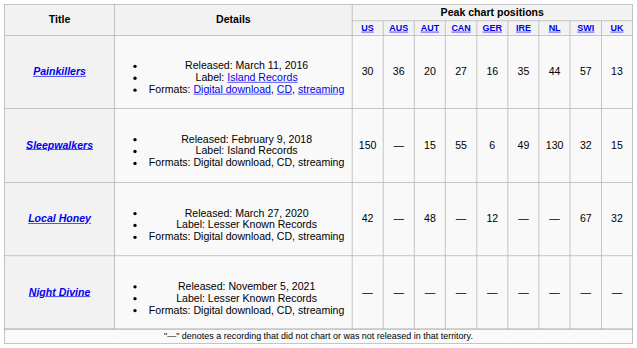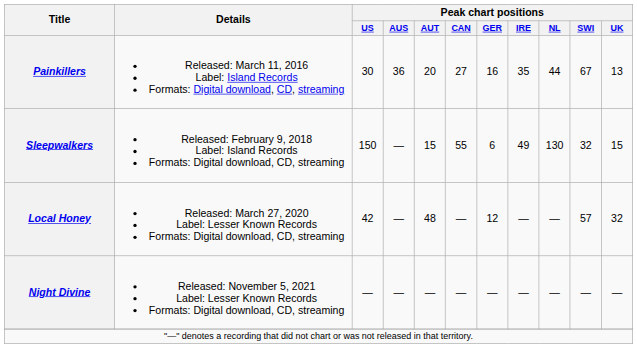(586, 72) 57 -> (586, 72) 67
(586, 219) 67 -> (586, 219) 57
